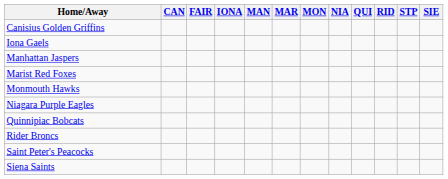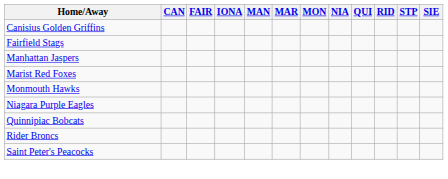+ row: (35, 43)
- row: (28, 43)
- row: (31, 167)
